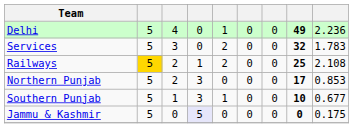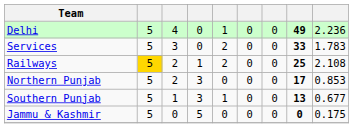(300, 47) 32 -> (300, 47) 33
(300, 98) 10 -> (300, 98) 13
(200, 115) lavender background -> (200, 115) no background
